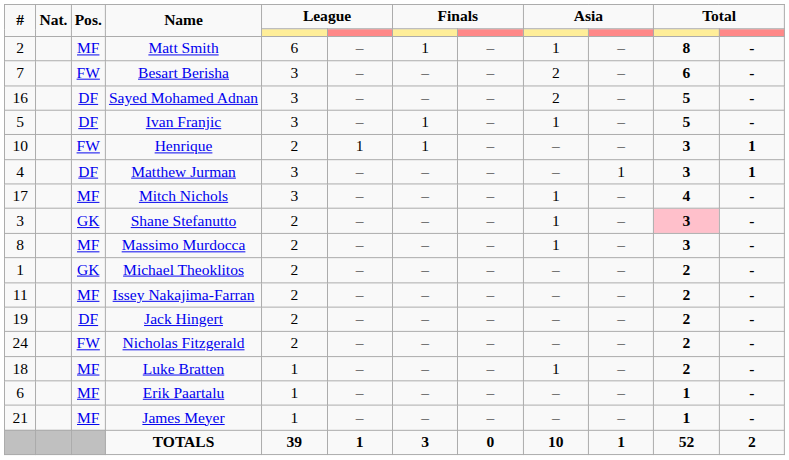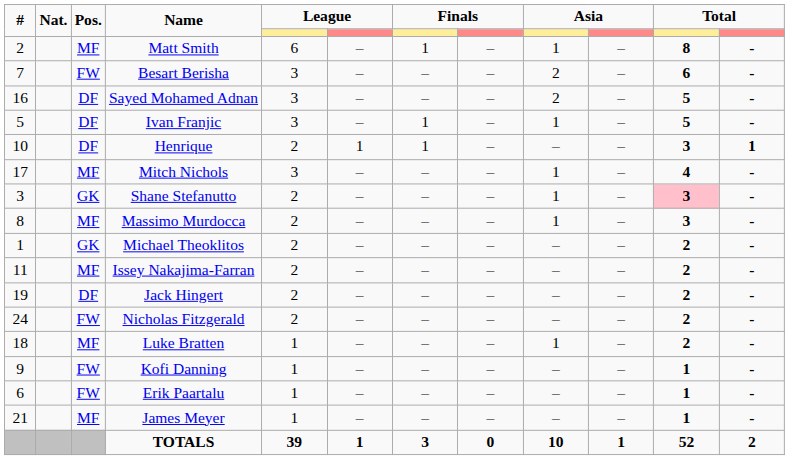(88, 147) FW -> (88, 147) DF
- row: (184, 171)
+ row: (184, 368)
(88, 393) MF -> (88, 393) FW
